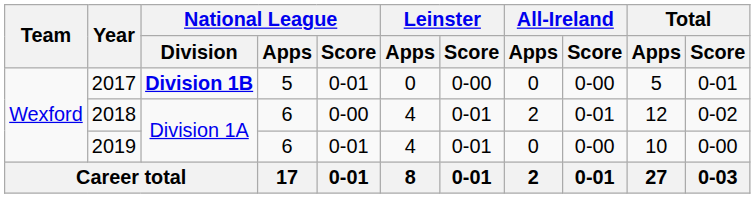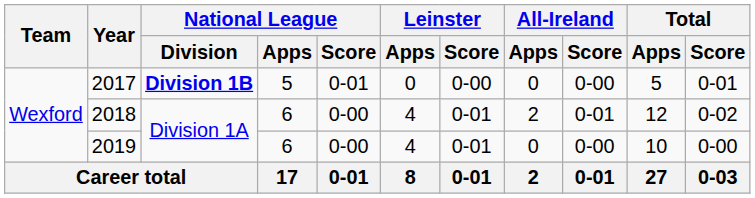(349, 146) 0-01 -> (349, 146) 0-00
